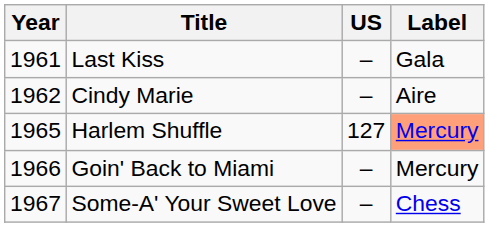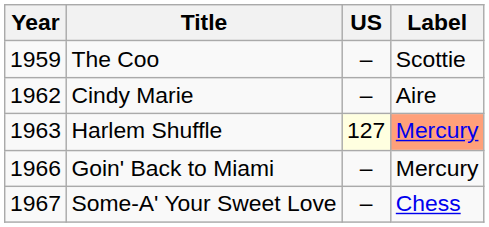+ row: (115, 58)
- row: (118, 58)
(35, 131) 1965 -> (35, 131) 1963
(366, 131) no background -> (366, 131) lightyellow background
